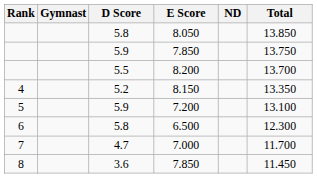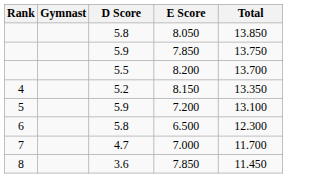- column: (233, 13)
